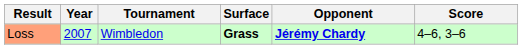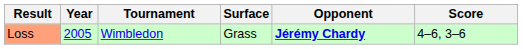(78, 34) 2007 -> (78, 34) 2005
(241, 34) bold -> (240, 34) normal
